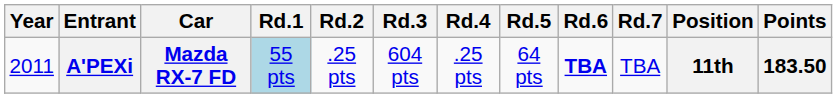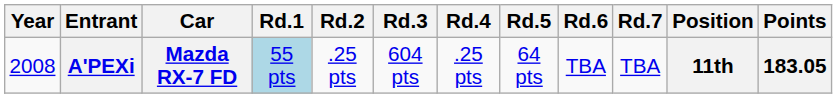(32, 66) 2011 -> (32, 66) 2008
(586, 66) bold -> (586, 66) normal
(795, 66) 183.50 -> (795, 66) 183.05
